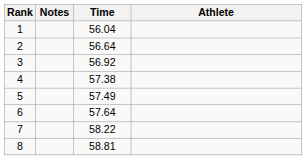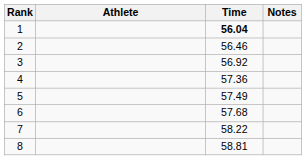columns swapped: (216, 12) <-> (55, 12)
(102, 29) normal -> (234, 29) bold
(102, 46) 56.64 -> (234, 46) 56.46
(102, 79) 57.38 -> (234, 79) 57.36
(102, 113) 57.64 -> (234, 113) 57.68
